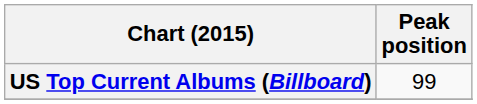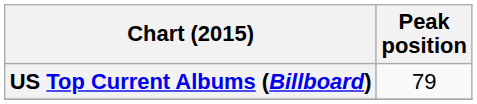(424, 81) 99 -> (424, 81) 79
